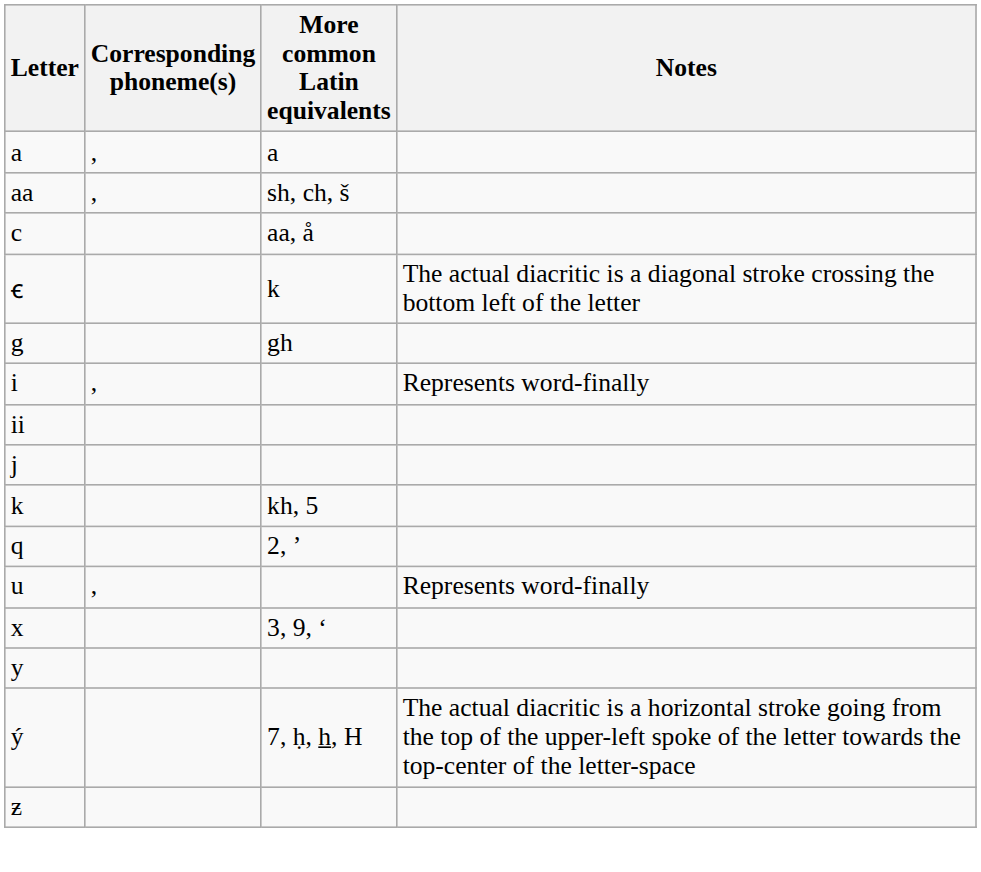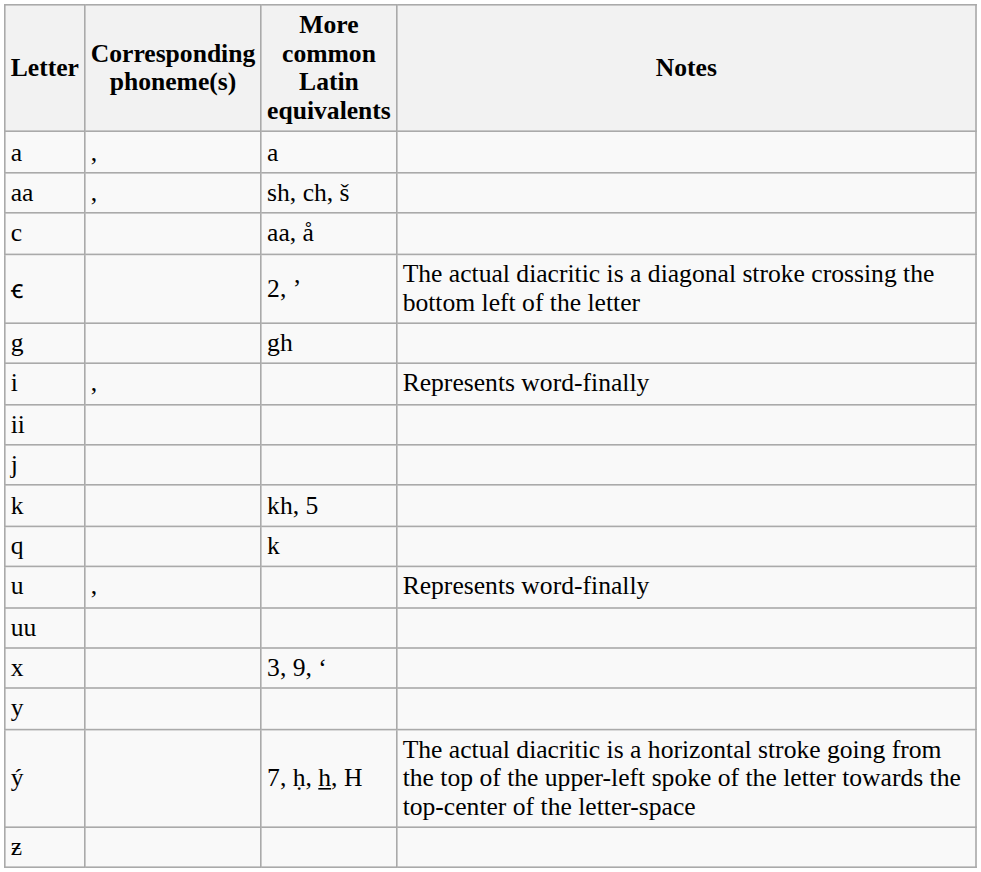(273, 288) k -> (284, 288) 2, ’
(284, 546) 2, ’ -> (273, 546) k
+ row: (24, 627)
